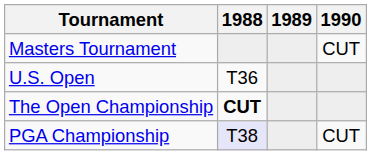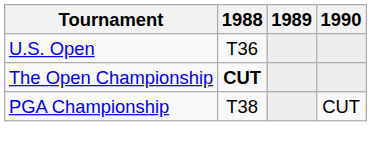- row: (92, 48)
(242, 136) lavender background -> (242, 107) no background
